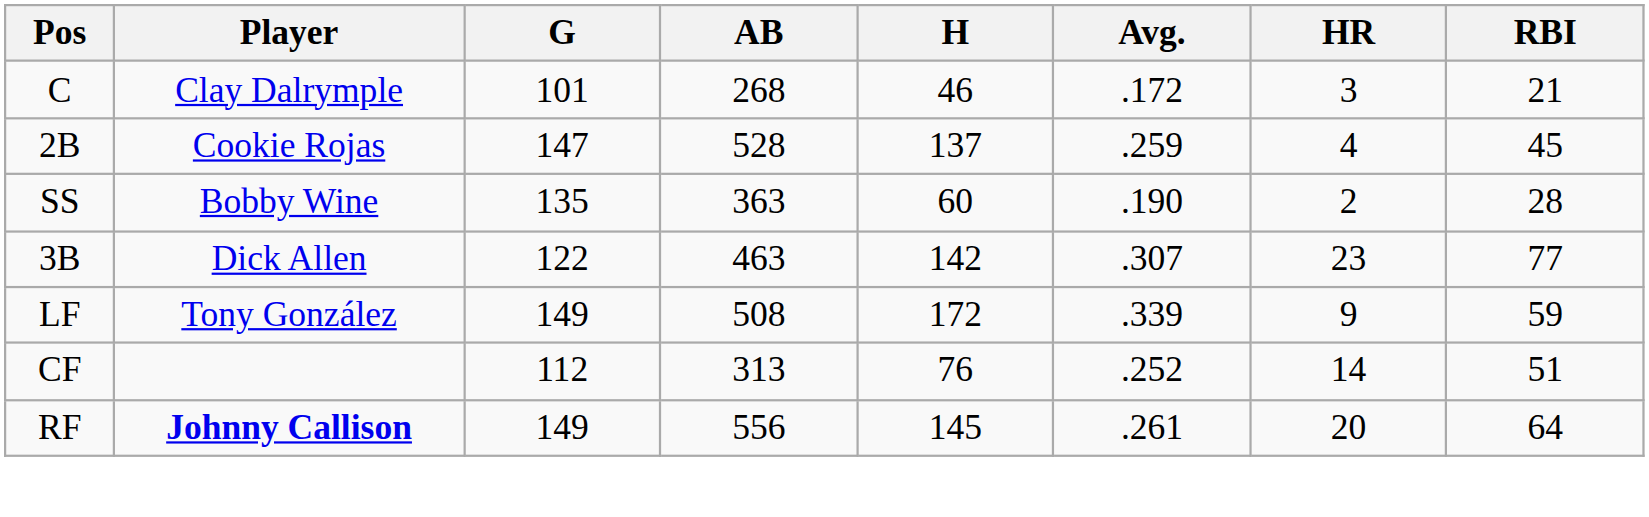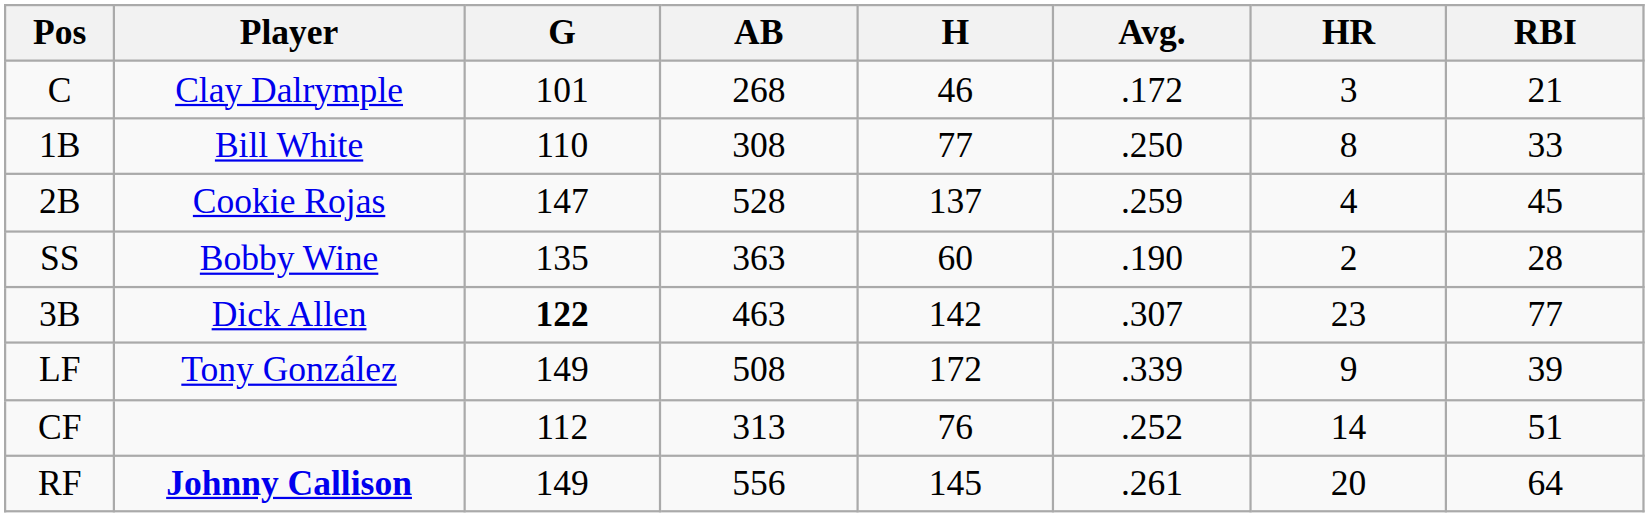+ row: (60, 145)
(562, 257) normal -> (562, 314) bold
(1545, 314) 59 -> (1545, 370) 39
